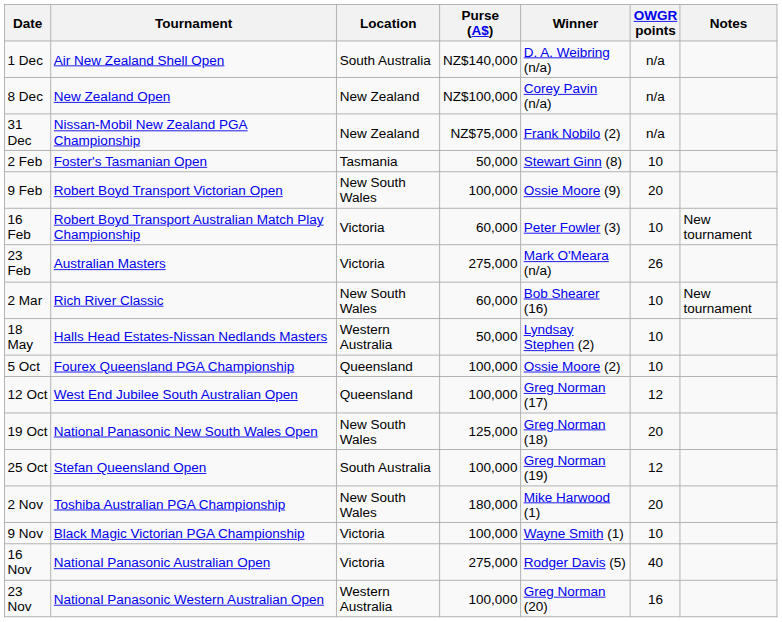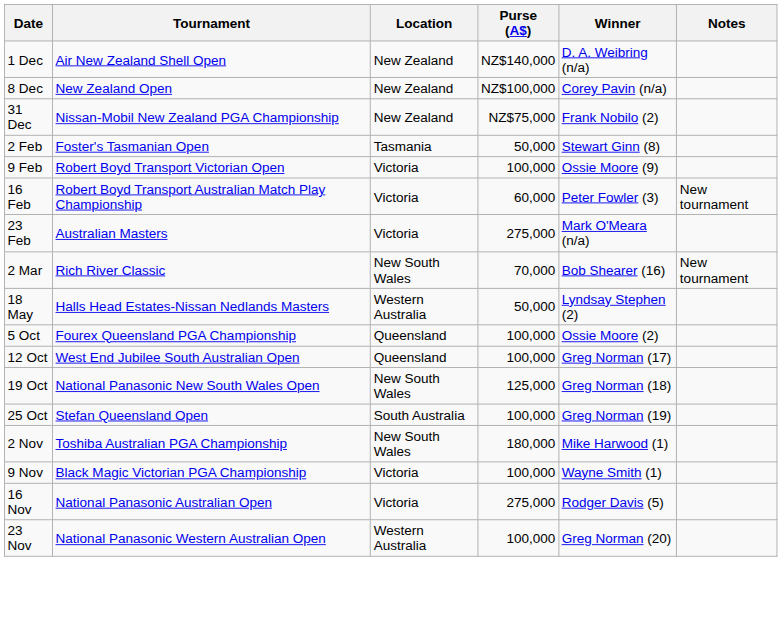- column: (655, 23)
(385, 59) South Australia -> (414, 59) New Zealand
(373, 191) New South Wales -> (396, 168) Victoria
(497, 300) 60,000 -> (535, 270) 70,000
